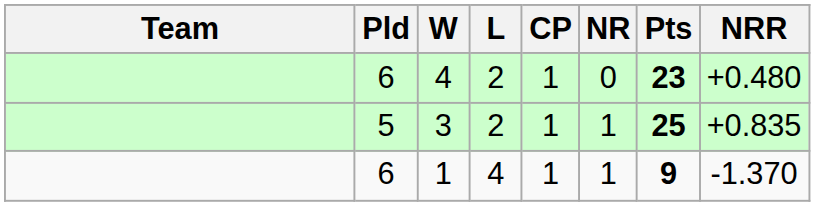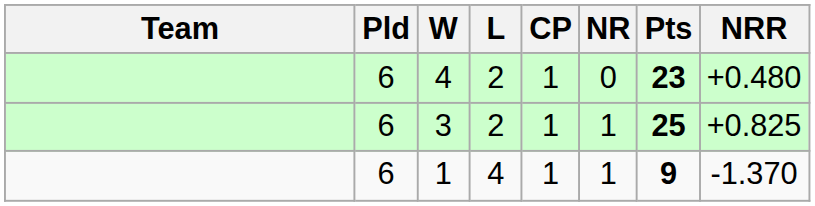(386, 126) 5 -> (386, 126) 6
(754, 126) +0.835 -> (754, 126) +0.825
